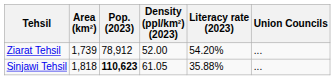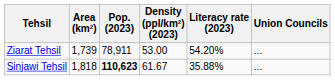(117, 51) 78,912 -> (117, 51) 78,911
(155, 51) 52.00 -> (155, 51) 53.00
(155, 67) 61.05 -> (155, 67) 61.67
